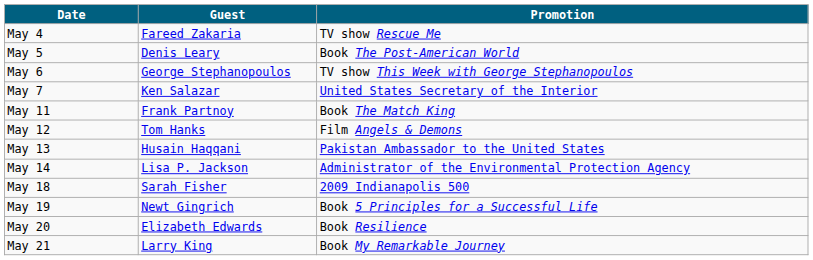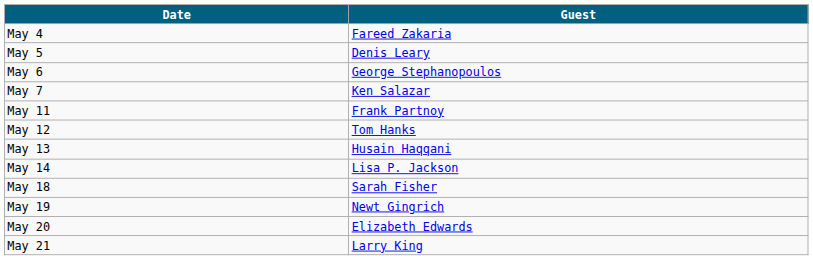- column: (562, 14)
